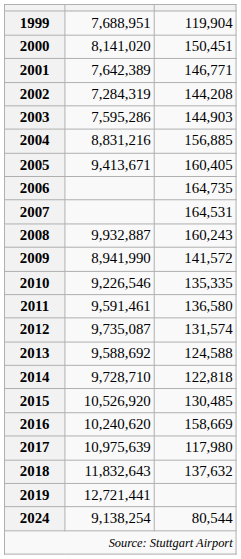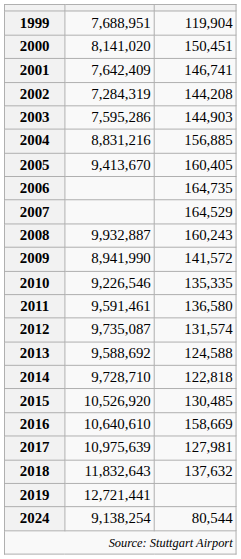(121, 70) 7,642,389 -> (121, 70) 7,642,409
(208, 70) 146,771 -> (208, 70) 146,741
(121, 164) 9,413,671 -> (121, 164) 9,413,670
(208, 211) 164,531 -> (208, 211) 164,529
(117, 424) 10,240,620 -> (117, 424) 10,640,610
(209, 447) 117,980 -> (208, 447) 127,981
